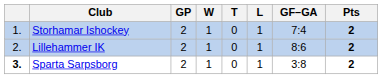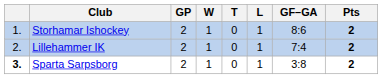(299, 30) 7:4 -> (299, 30) 8:6
(299, 47) 8:6 -> (299, 47) 7:4
